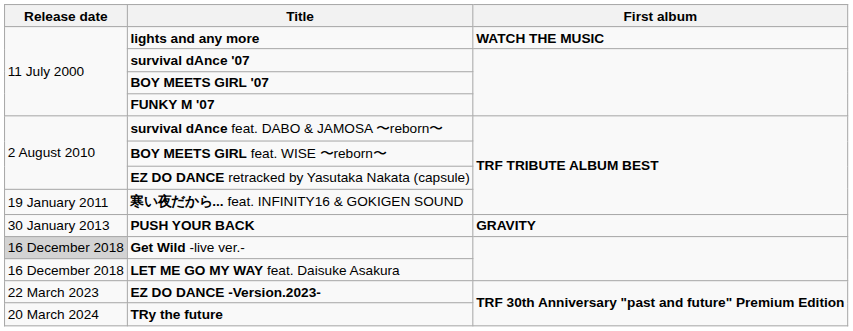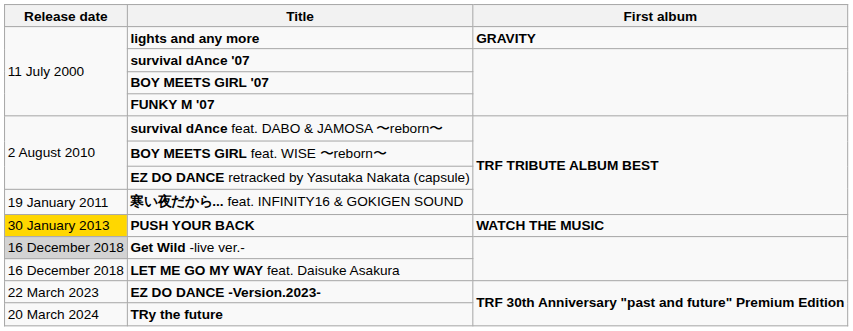(540, 38) WATCH THE MUSIC -> (506, 38) GRAVITY
(59, 225) no background -> (59, 225) gold background
(506, 225) GRAVITY -> (540, 225) WATCH THE MUSIC
